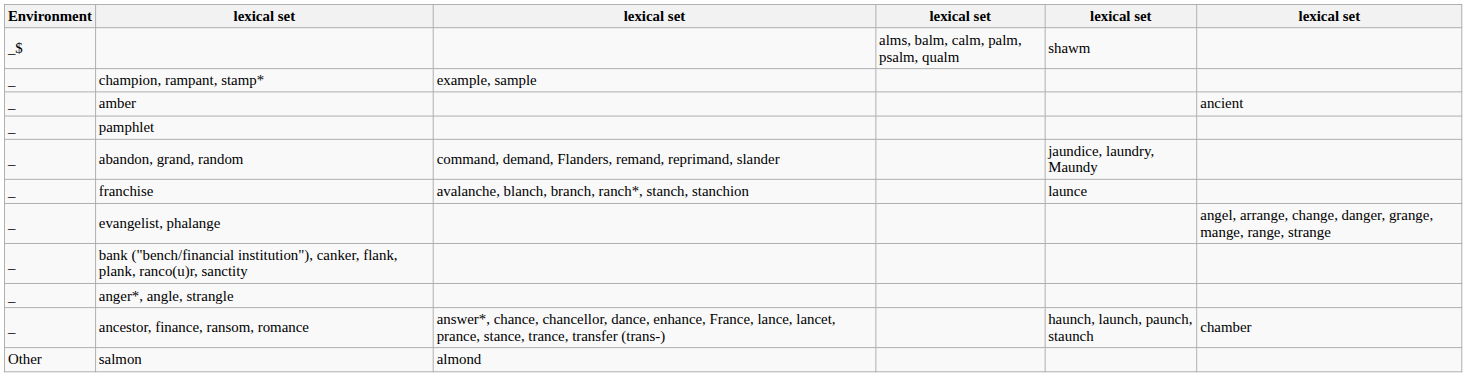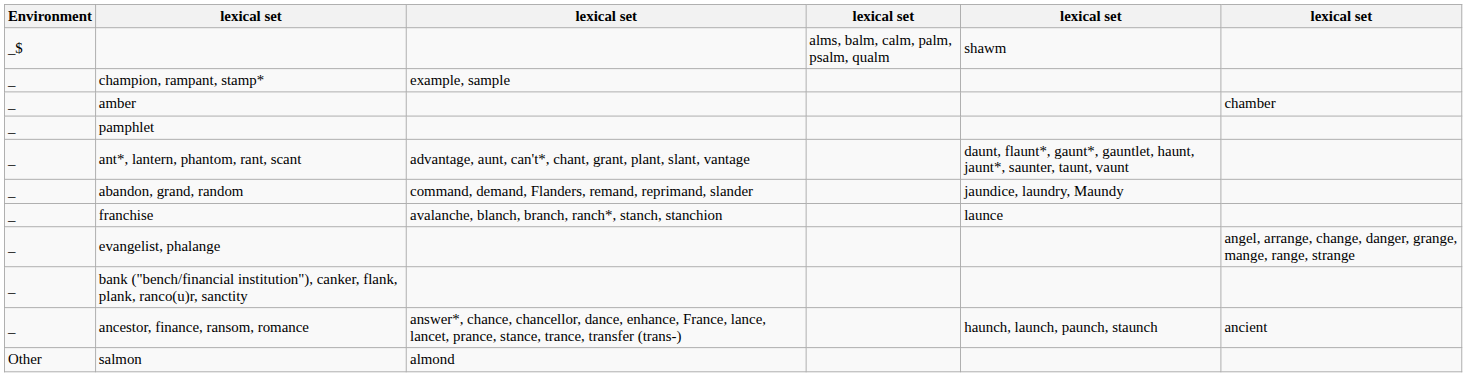(1222, 103) ancient -> (1250, 103) chamber
+ row: (200, 159)
- row: (166, 295)
(1226, 327) chamber -> (1246, 327) ancient
